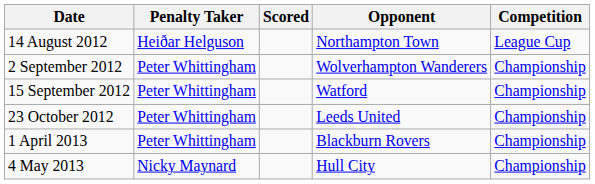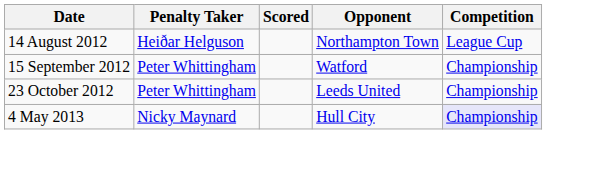- row: (65, 66)
- row: (48, 141)
(540, 166) no background -> (492, 116) lavender background
